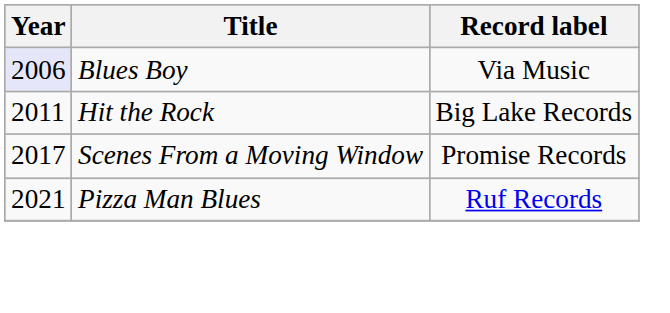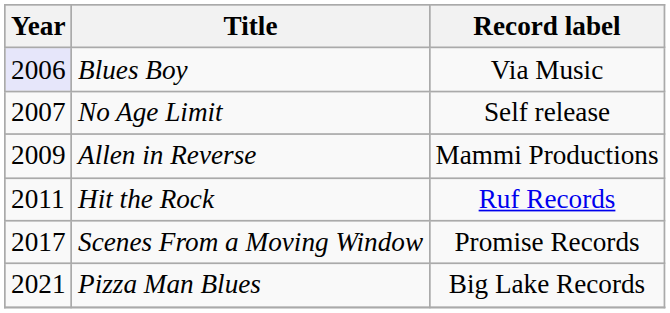+ row: (150, 112)
+ row: (167, 155)
(534, 112) Big Lake Records -> (547, 198) Ruf Records
(534, 198) Ruf Records -> (547, 284) Big Lake Records
